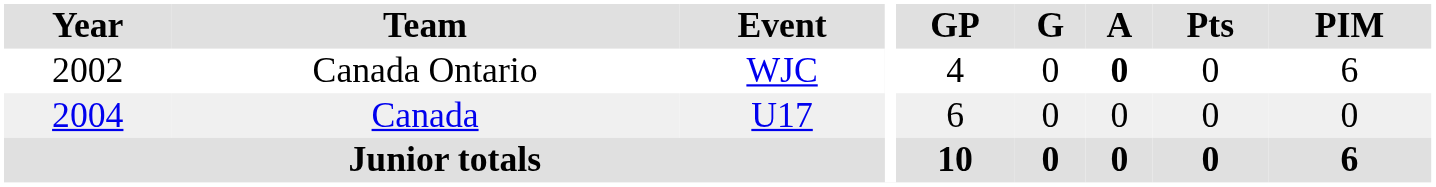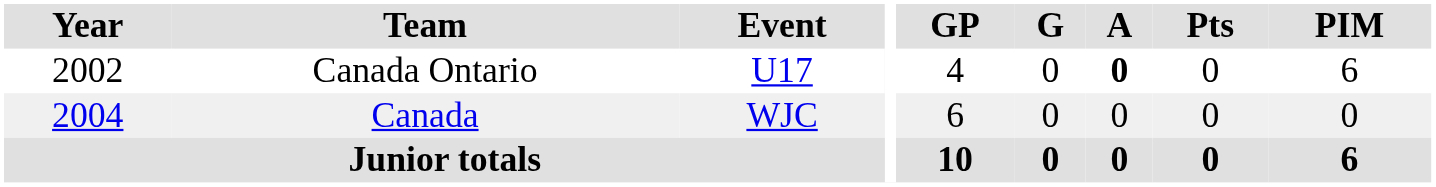(782, 70) WJC -> (782, 70) U17
(782, 114) U17 -> (782, 114) WJC
